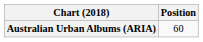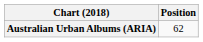(178, 28) 60 -> (178, 28) 62
